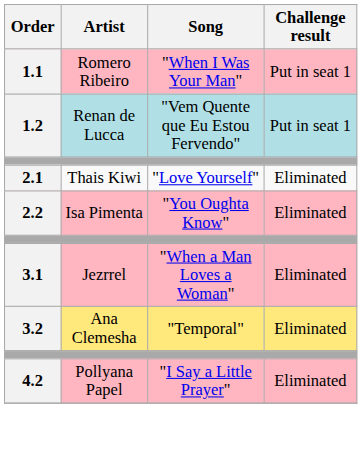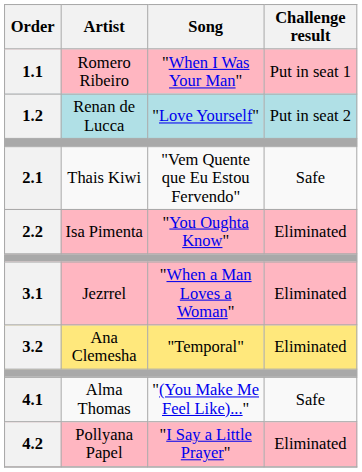(206, 125) "Vem Quente que Eu Estou Fervendo" -> (206, 116) "Love Yourself"
(310, 125) Put in seat 1 -> (310, 116) Put in seat 2
(206, 177) "Love Yourself" -> (206, 177) "Vem Quente que Eu Estou Fervendo"
(310, 177) Eliminated -> (310, 177) Safe
+ row: (33, 399)
